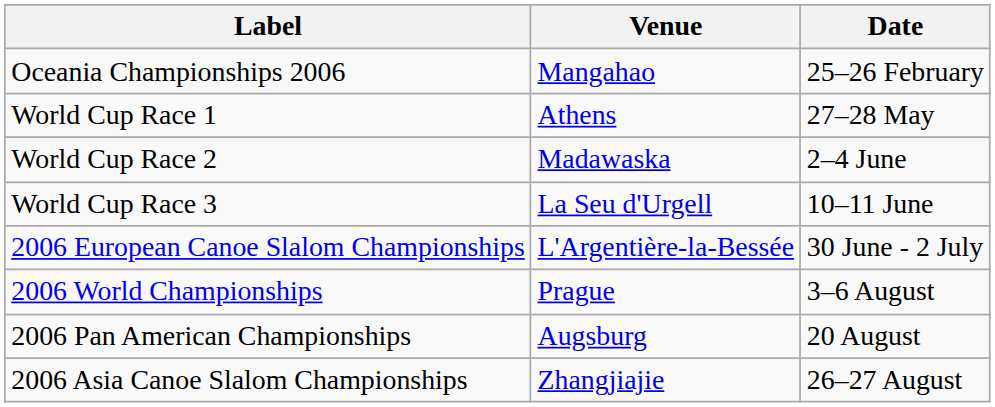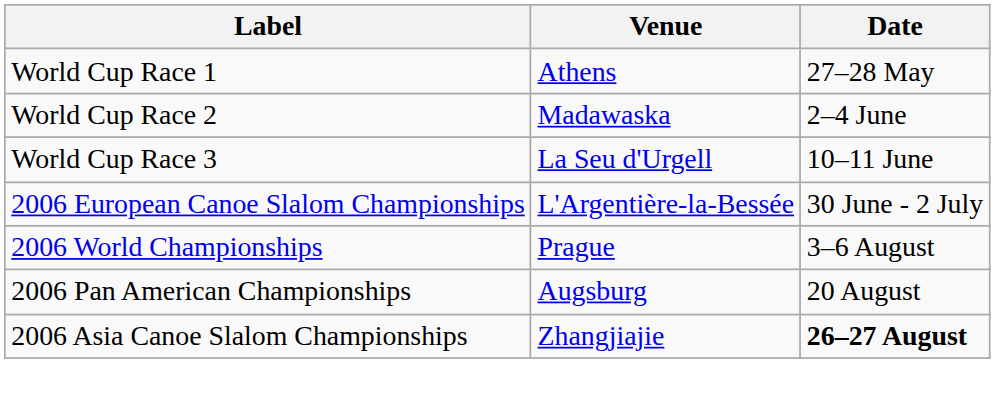- row: (178, 70)
(885, 379) normal -> (887, 335) bold
